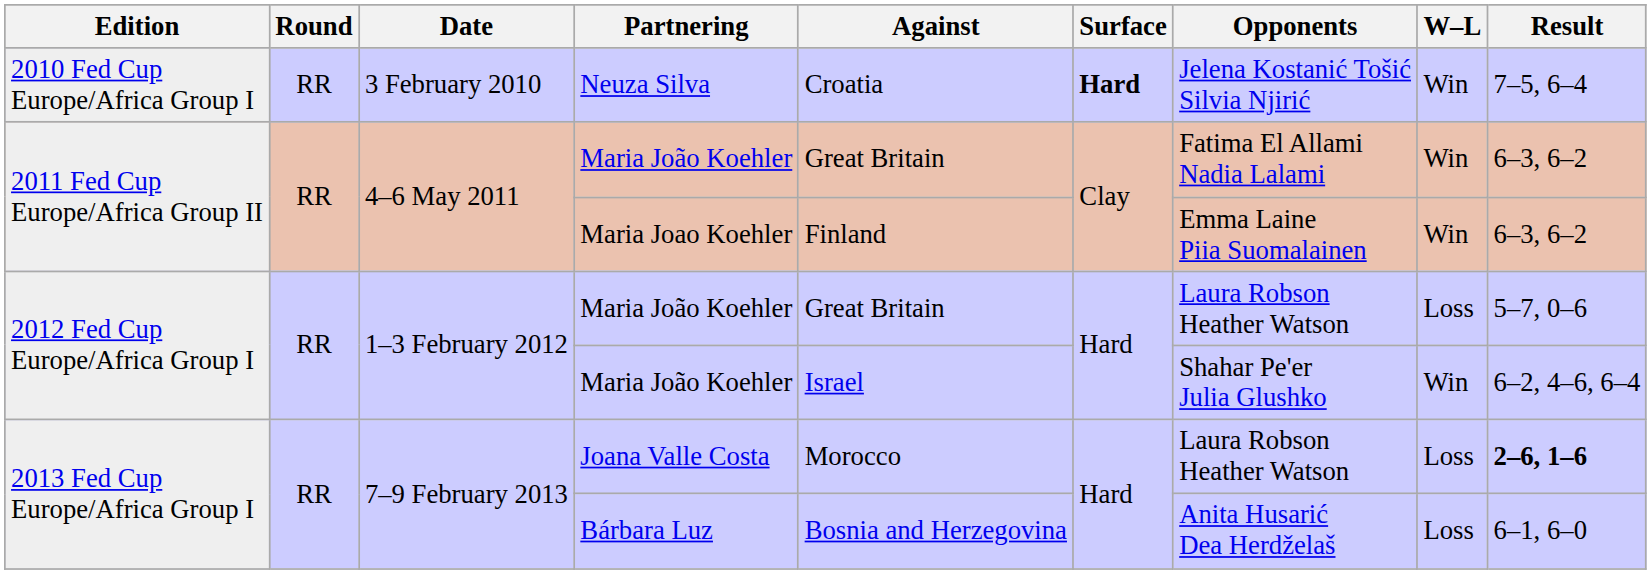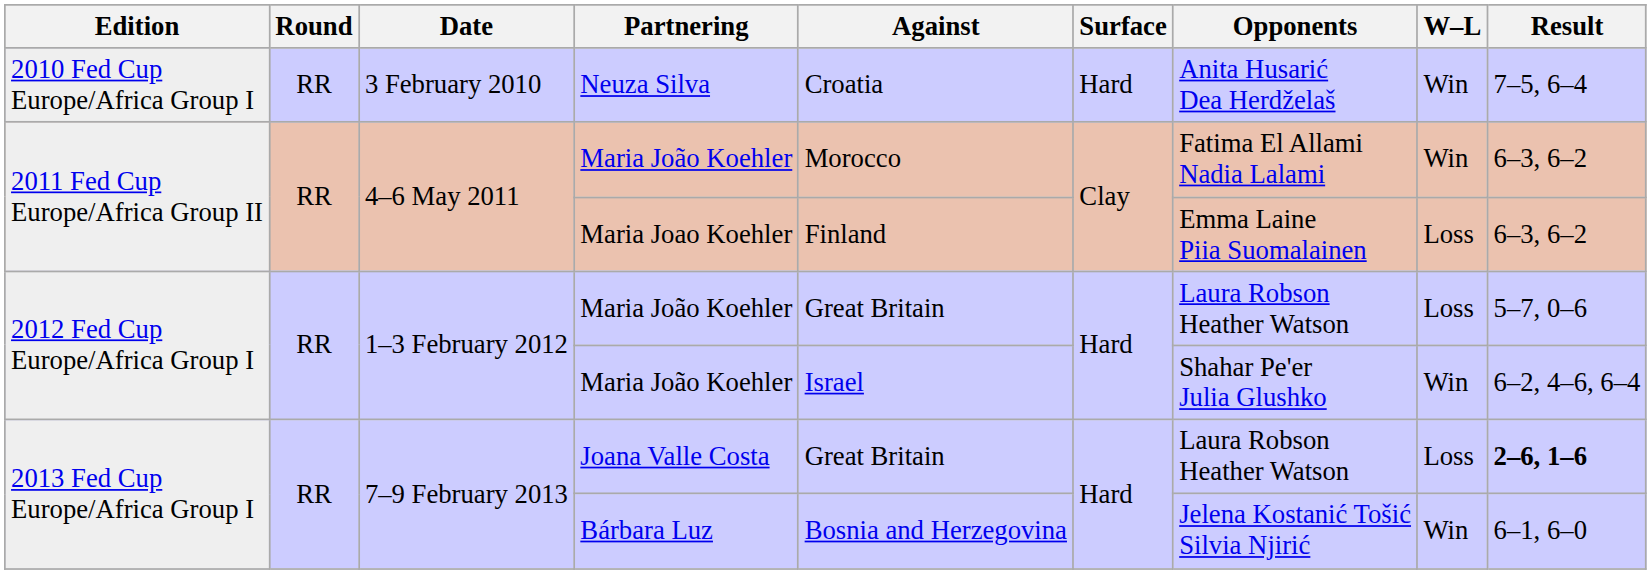(1110, 84) bold -> (1106, 84) normal
(1295, 84) Jelena Kostanić Tošić Silvia Njirić -> (1257, 84) Anita Husarić Dea Herdželaš
(875, 158) Great Britain -> (853, 158) Morocco
(1446, 233) Win -> (1449, 233) Loss
(853, 455) Morocco -> (875, 455) Great Britain
(1257, 530) Anita Husarić Dea Herdželaš -> (1295, 530) Jelena Kostanić Tošić Silvia Njirić
(1449, 530) Loss -> (1446, 530) Win
